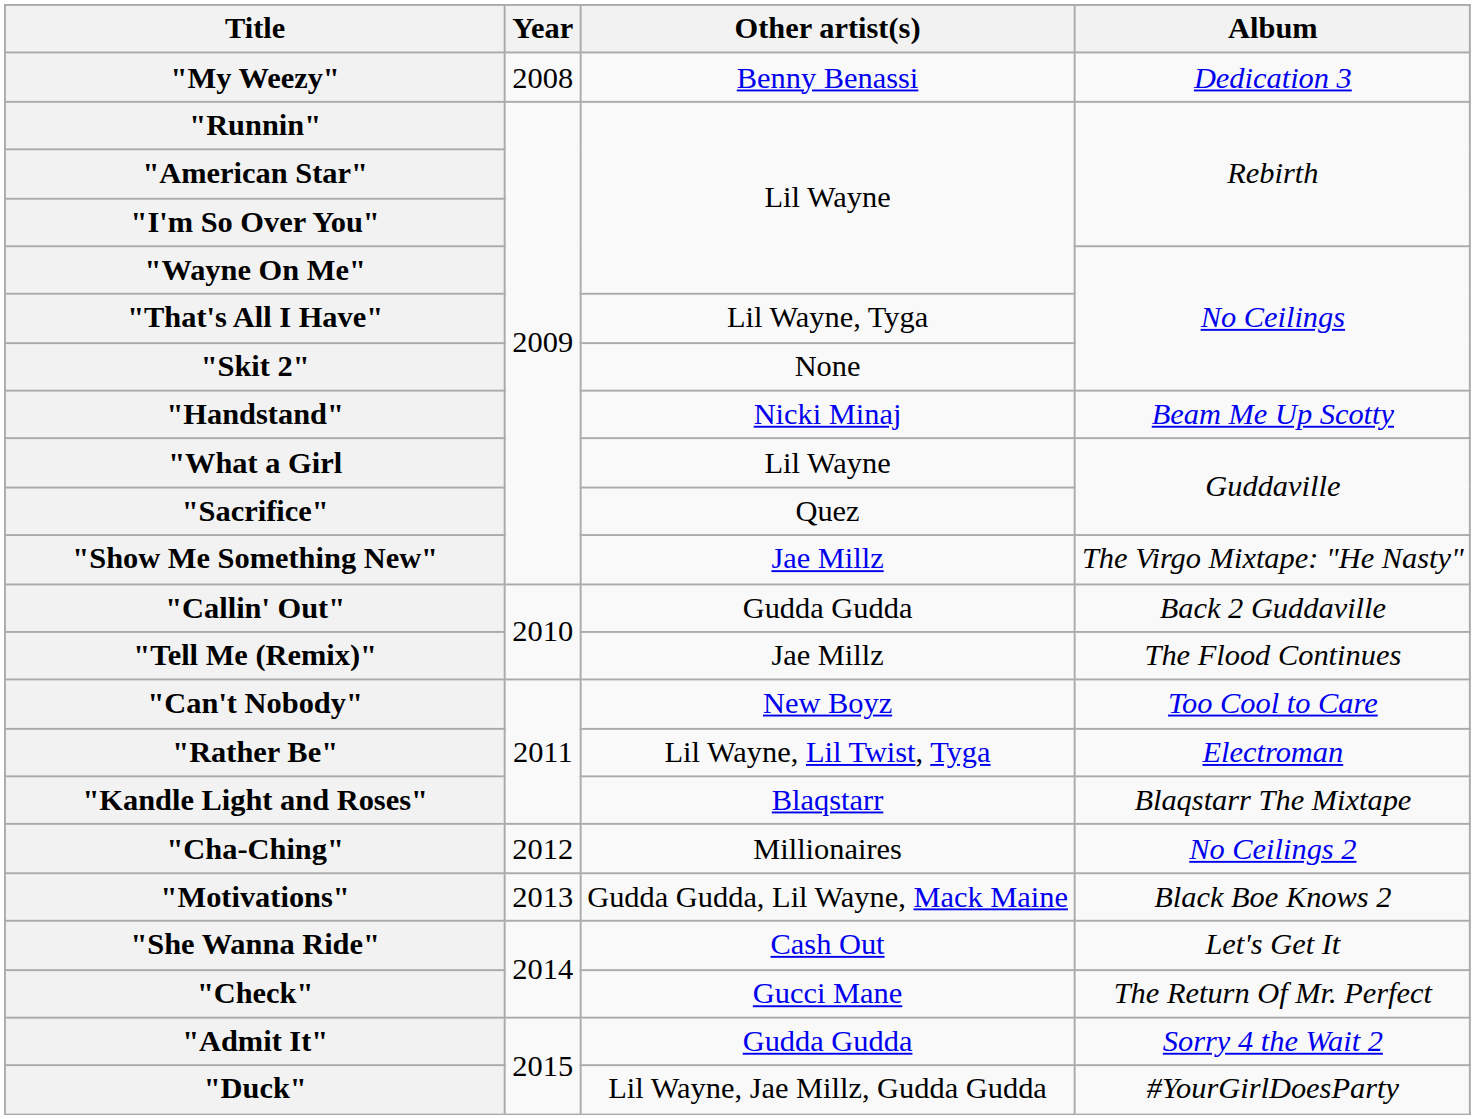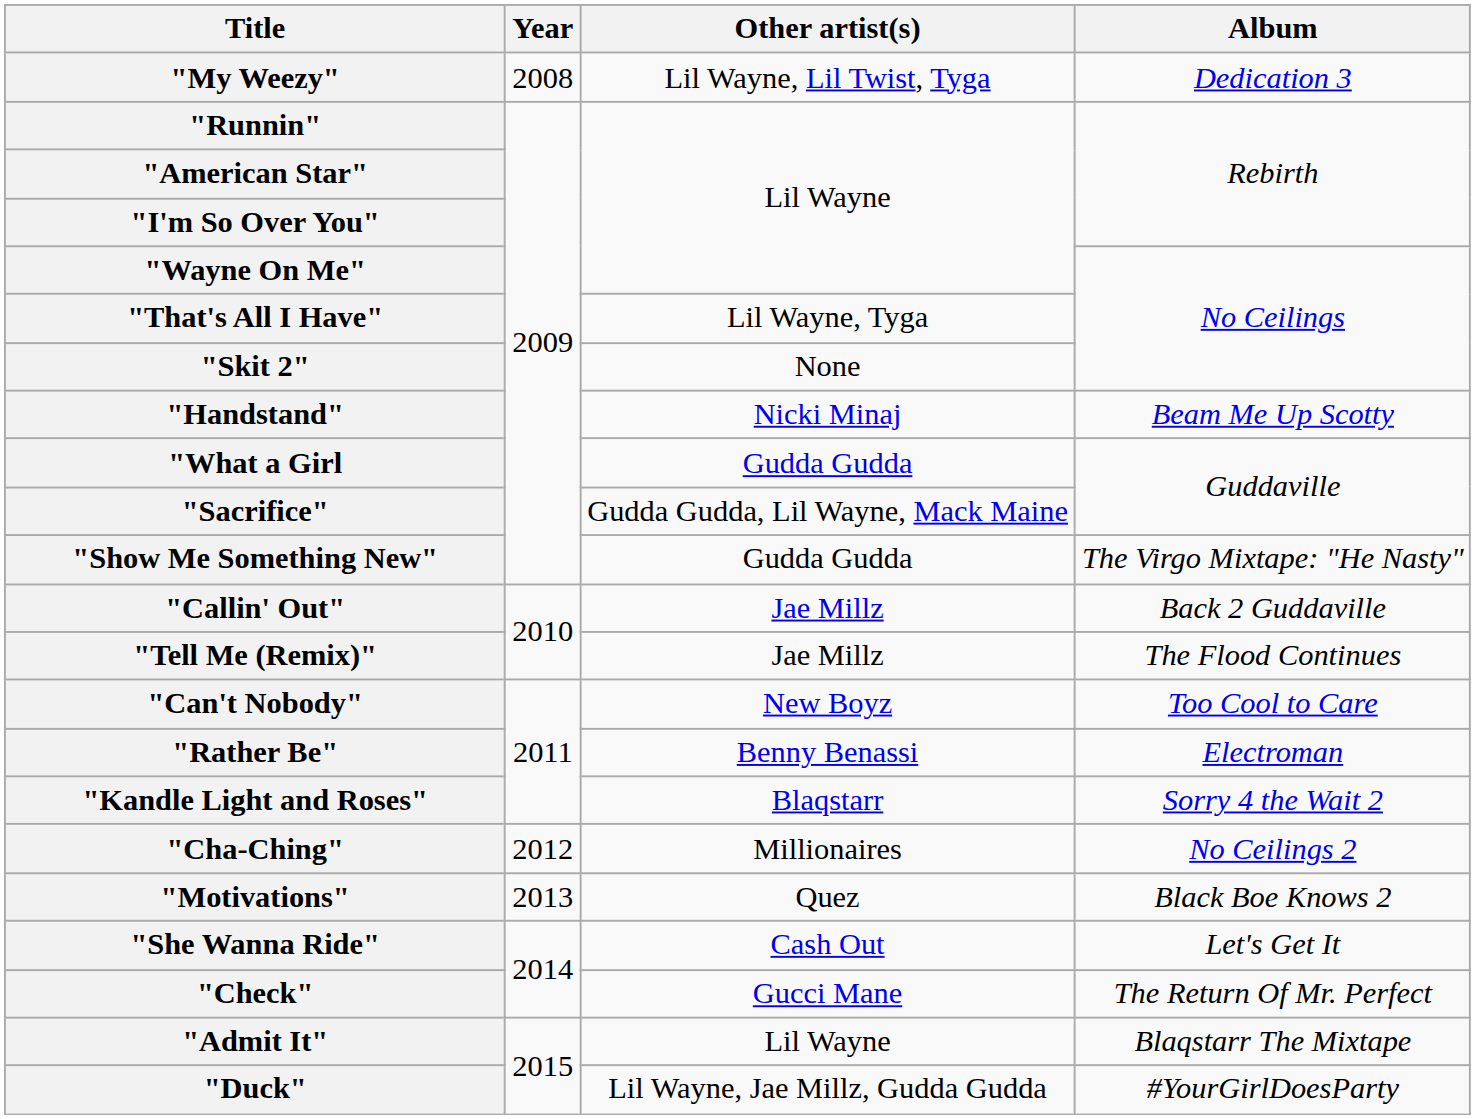(828, 76) Benny Benassi -> (828, 76) Lil Wayne, Lil Twist, Tyga
(828, 462) Lil Wayne -> (828, 462) Gudda Gudda
(828, 510) Quez -> (828, 510) Gudda Gudda, Lil Wayne, Mack Maine
(828, 558) Jae Millz -> (828, 558) Gudda Gudda
(828, 607) Gudda Gudda -> (828, 607) Jae Millz
(828, 751) Lil Wayne, Lil Twist, Tyga -> (828, 751) Benny Benassi
(1273, 800) Blaqstarr The Mixtape -> (1273, 800) Sorry 4 the Wait 2
(828, 896) Gudda Gudda, Lil Wayne, Mack Maine -> (828, 896) Quez
(828, 1041) Gudda Gudda -> (828, 1041) Lil Wayne
(1273, 1041) Sorry 4 the Wait 2 -> (1273, 1041) Blaqstarr The Mixtape
